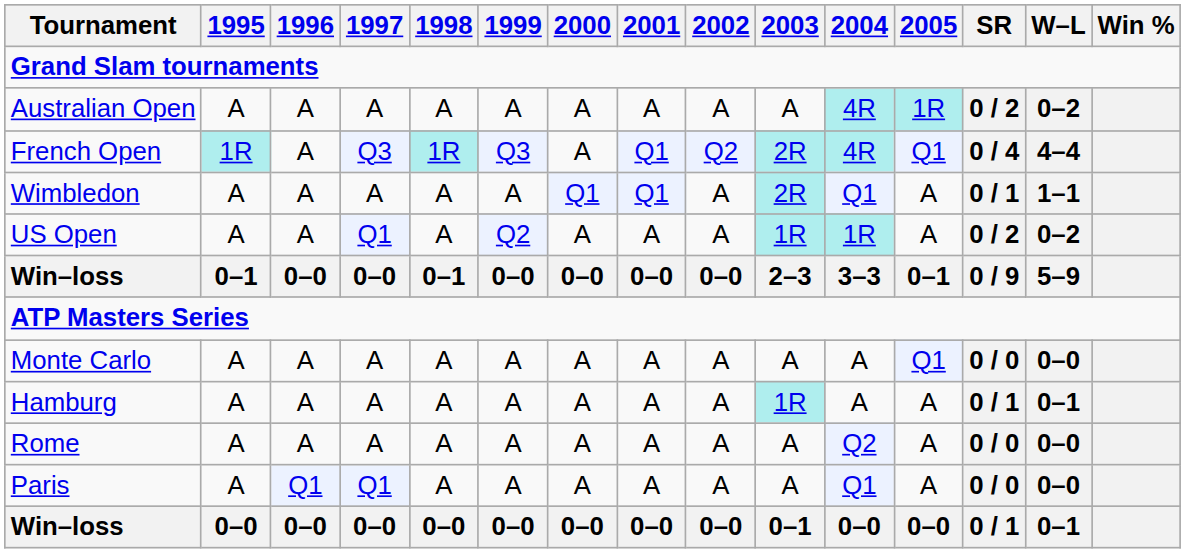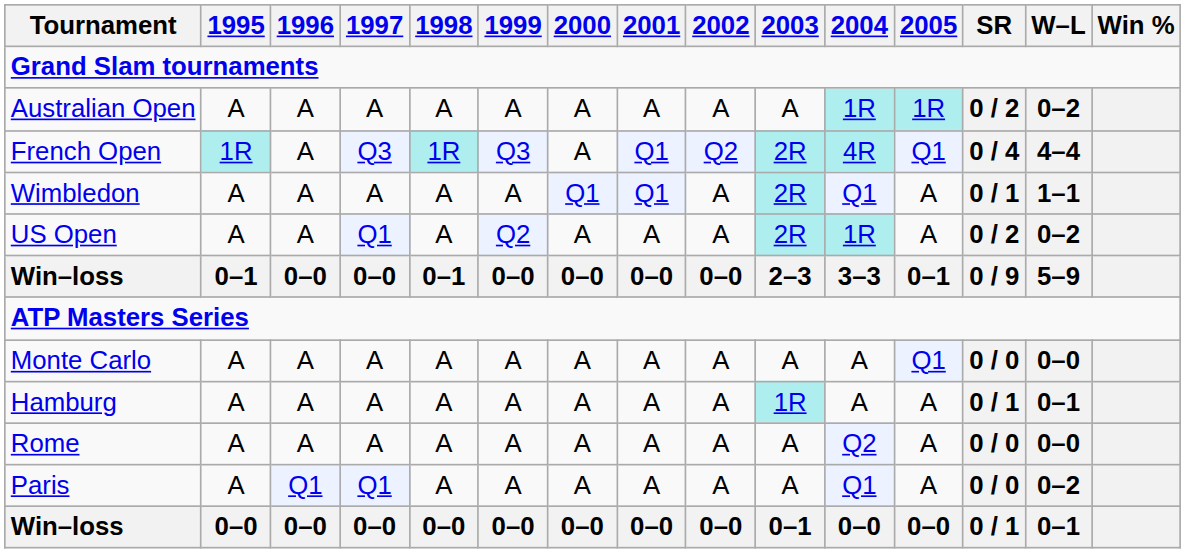(859, 108) 4R -> (859, 108) 1R
(790, 233) 1R -> (790, 233) 2R
(1058, 484) 0–0 -> (1058, 484) 0–2
